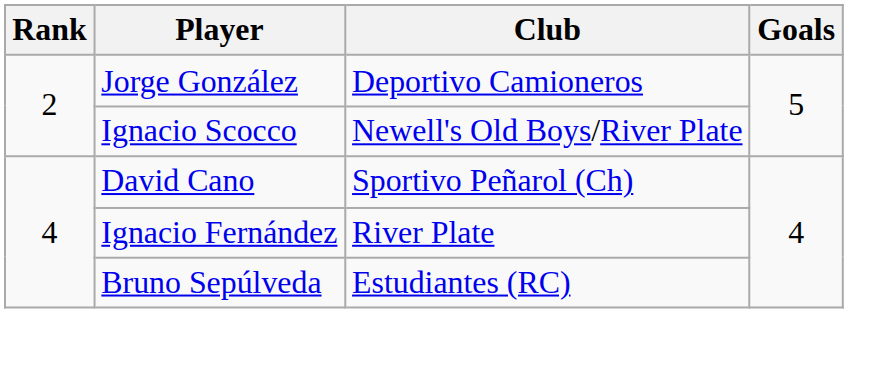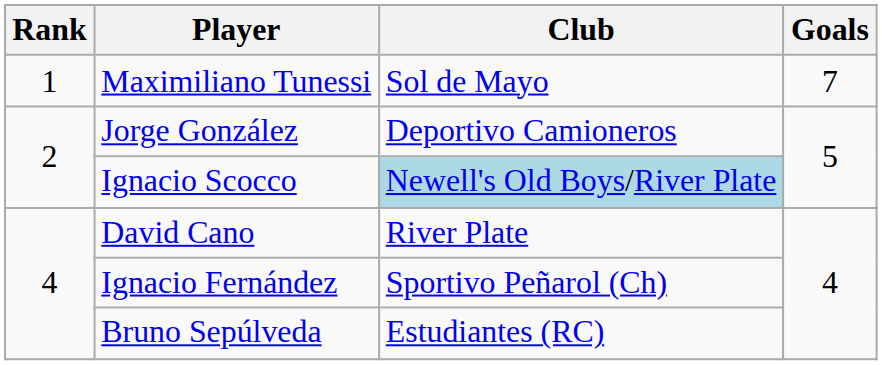+ row: (236, 80)
(547, 130) no background -> (581, 181) lightblue background
(493, 181) Sportivo Peñarol (Ch) -> (457, 231) River Plate
(423, 231) River Plate -> (526, 282) Sportivo Peñarol (Ch)
